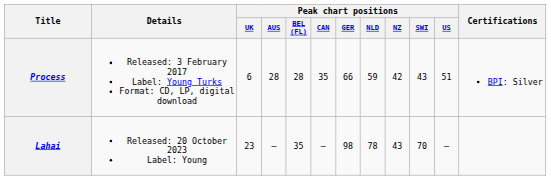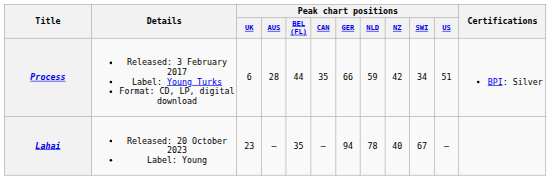(299, 77) 28 -> (299, 77) 44
(422, 77) 43 -> (422, 77) 34
(348, 146) 98 -> (348, 146) 94
(397, 146) 43 -> (397, 146) 40
(422, 146) 70 -> (422, 146) 67
